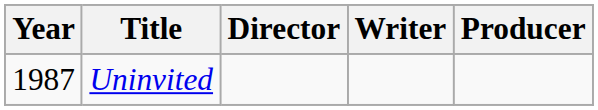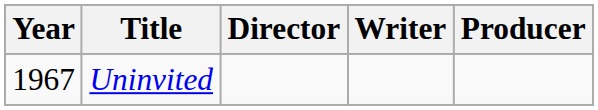(44, 79) 1987 -> (44, 79) 1967
